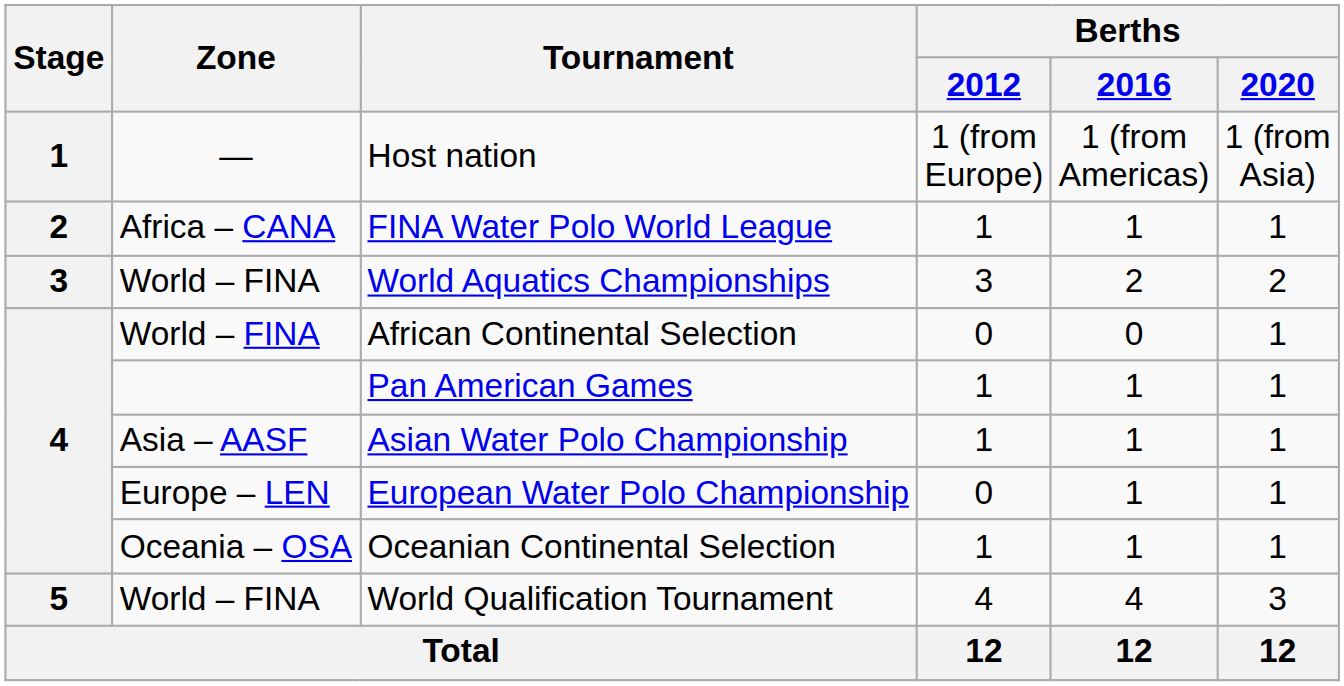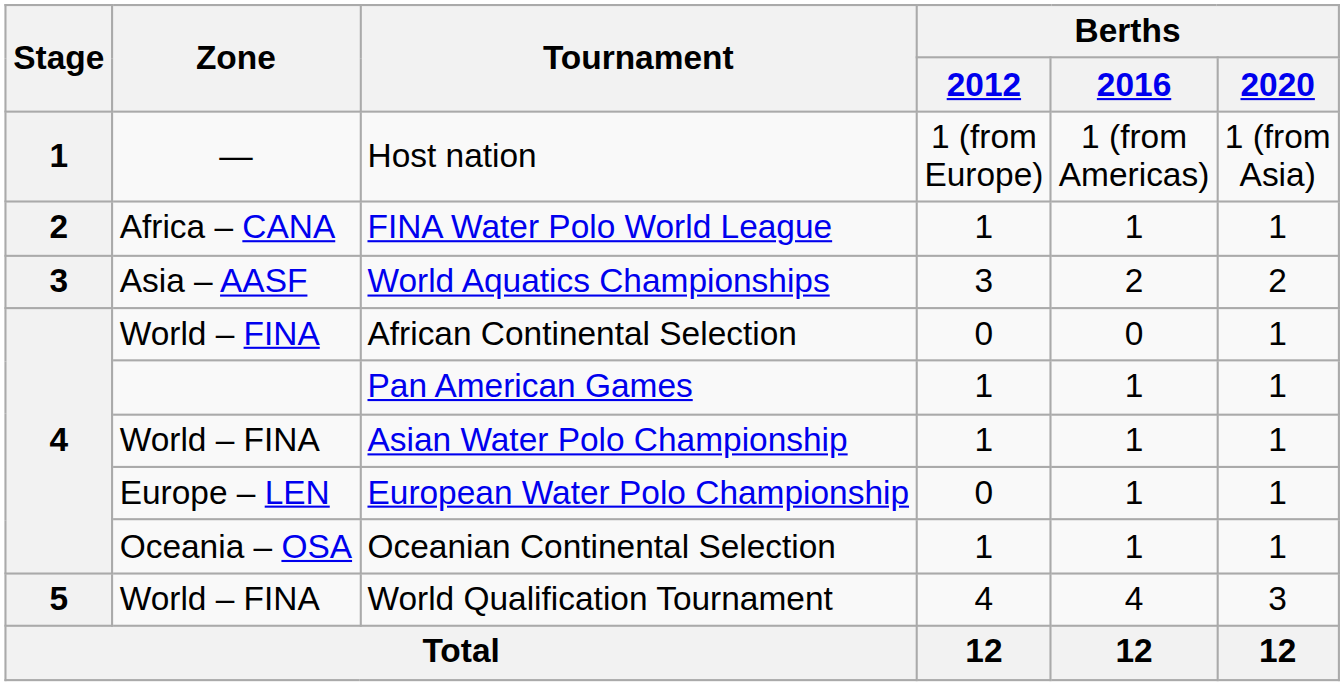(220, 280) World – FINA -> (214, 280) Asia – AASF
(214, 439) Asia – AASF -> (220, 439) World – FINA
